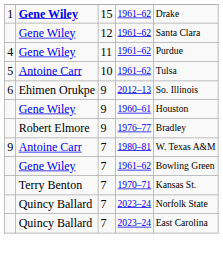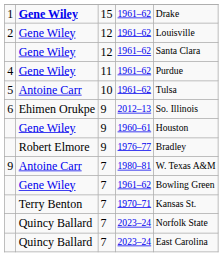+ row: (10, 33)
